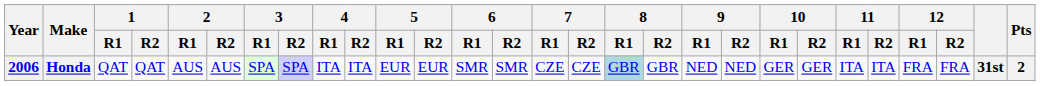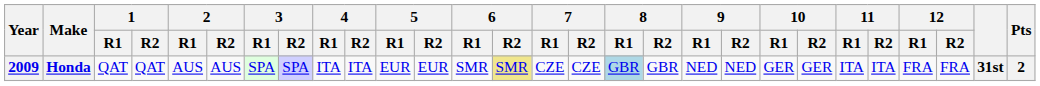(24, 68) 2006 -> (24, 68) 2009
(512, 68) no background -> (512, 68) khaki background
